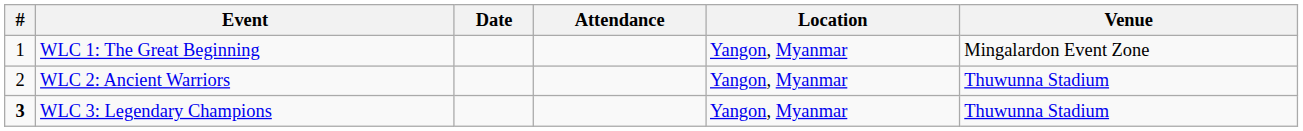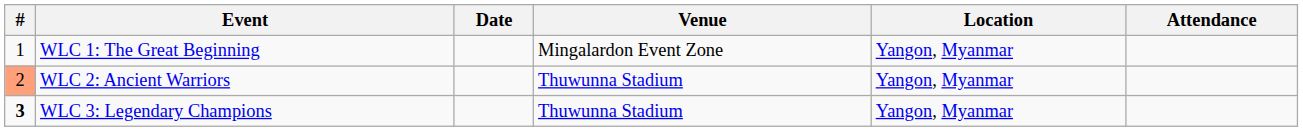columns swapped: (1129, 20) <-> (620, 20)
(20, 80) no background -> (20, 80) lightsalmon background
